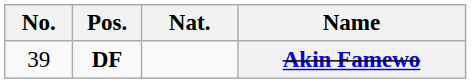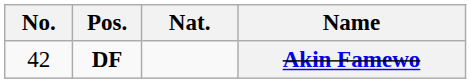(39, 59) 39 -> (39, 59) 42
